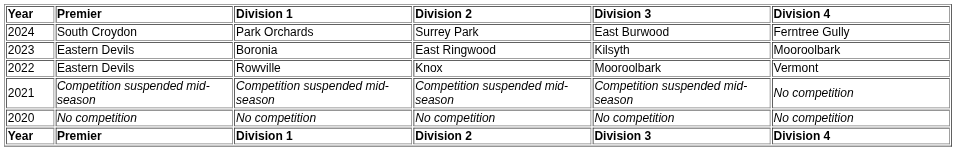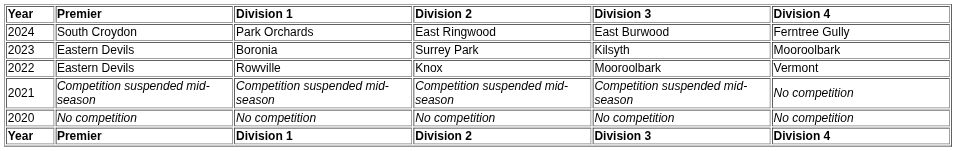(447, 32) Surrey Park -> (456, 32) East Ringwood
(456, 50) East Ringwood -> (447, 50) Surrey Park
